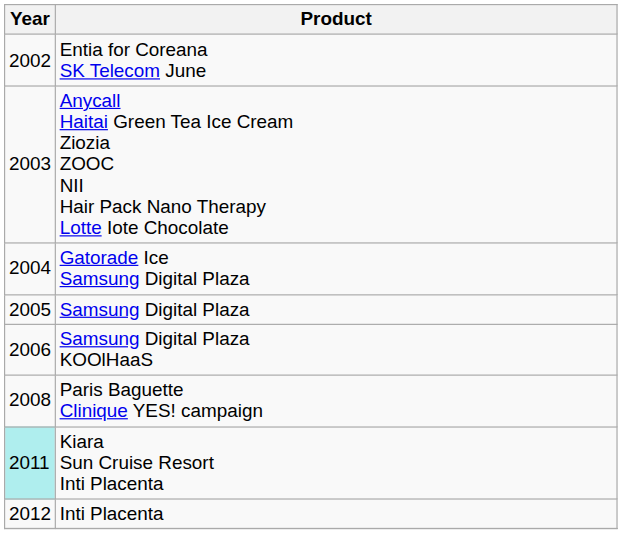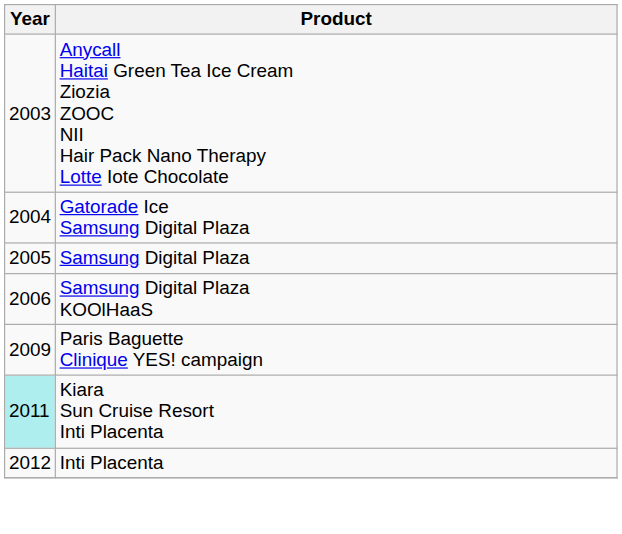- row: (134, 60)
(30, 400) 2008 -> (30, 349) 2009
